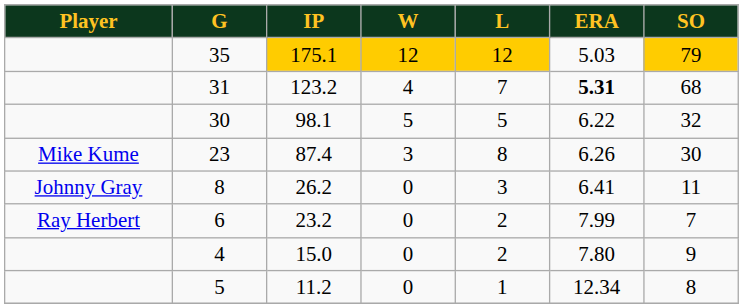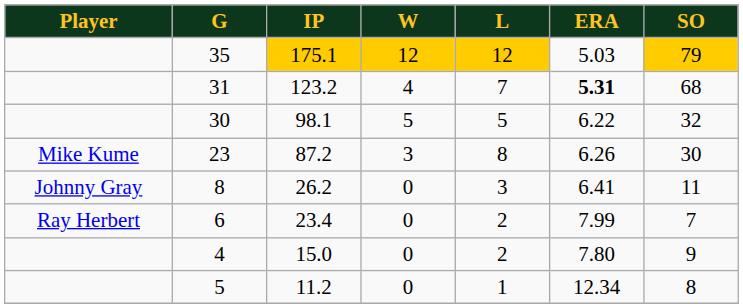(314, 154) 87.4 -> (314, 154) 87.2
(314, 220) 23.2 -> (314, 220) 23.4
